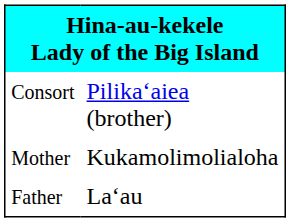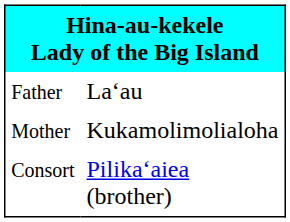rows swapped: (37, 197) <-> (43, 92)
